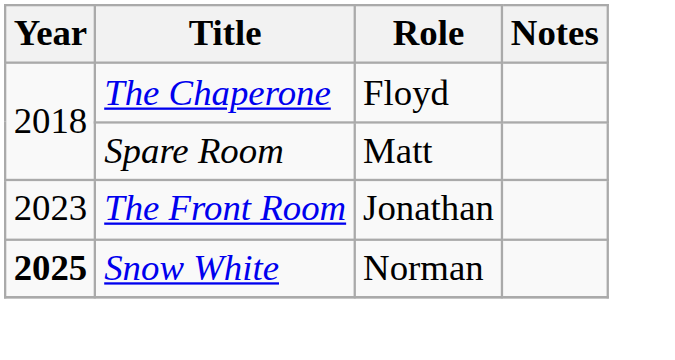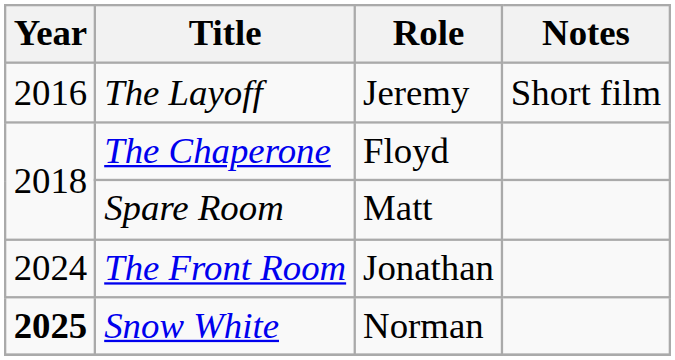+ row: (183, 92)
(50, 208) 2023 -> (50, 267) 2024
